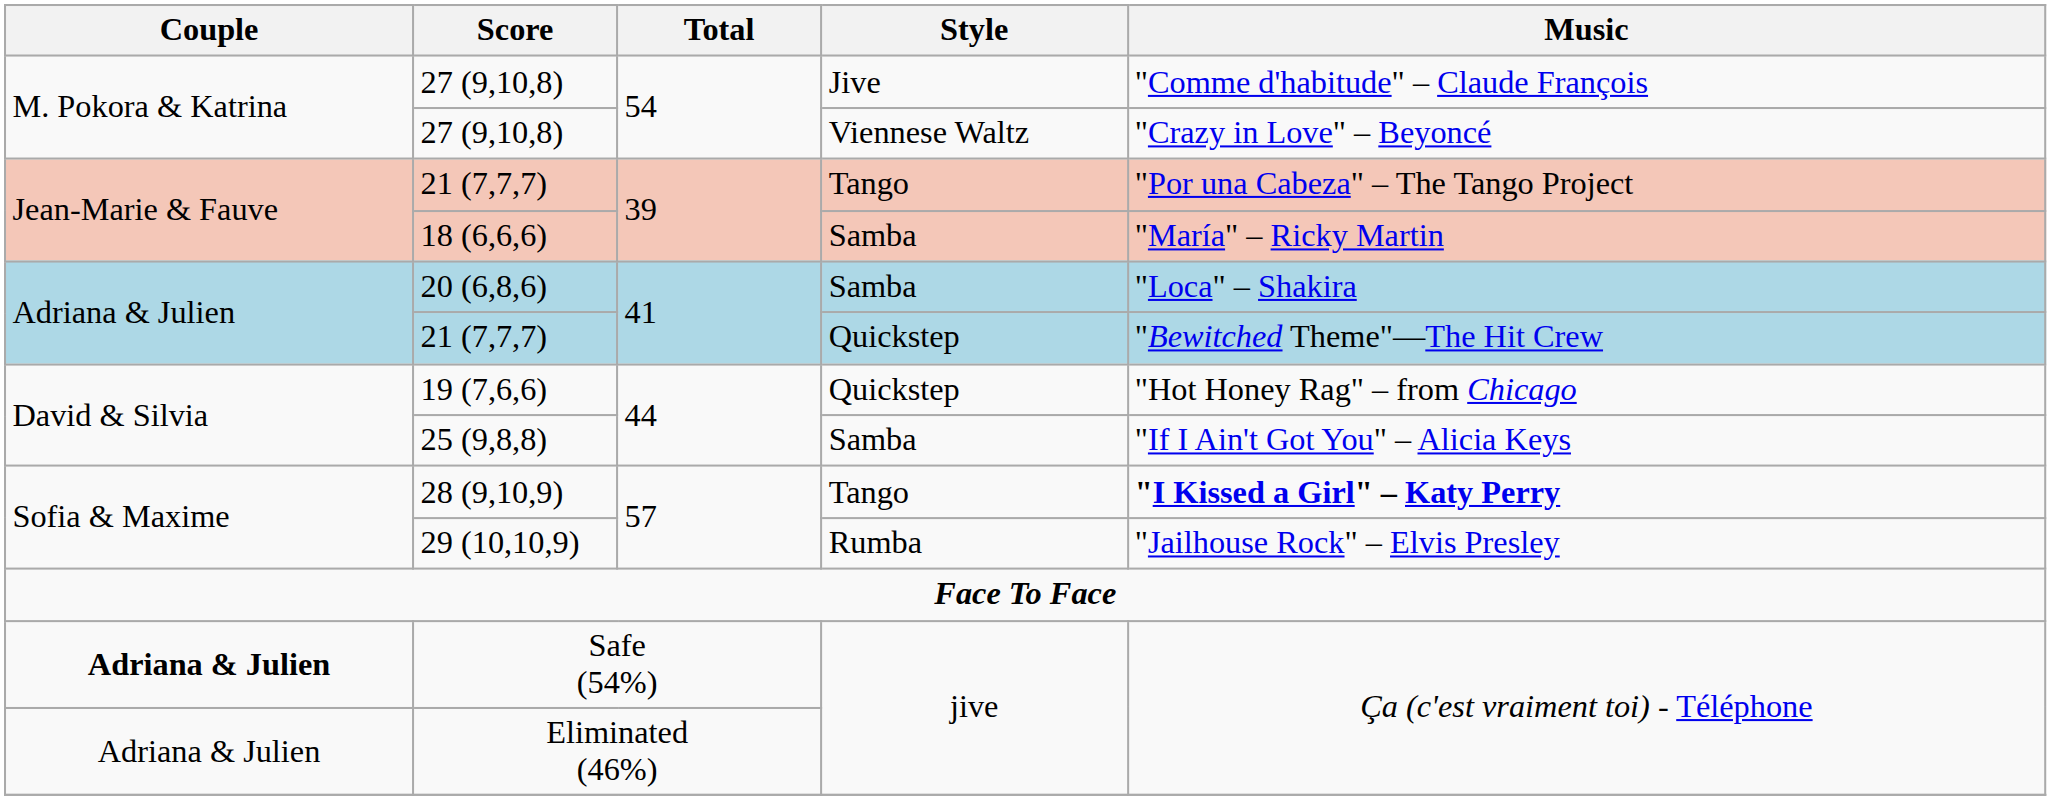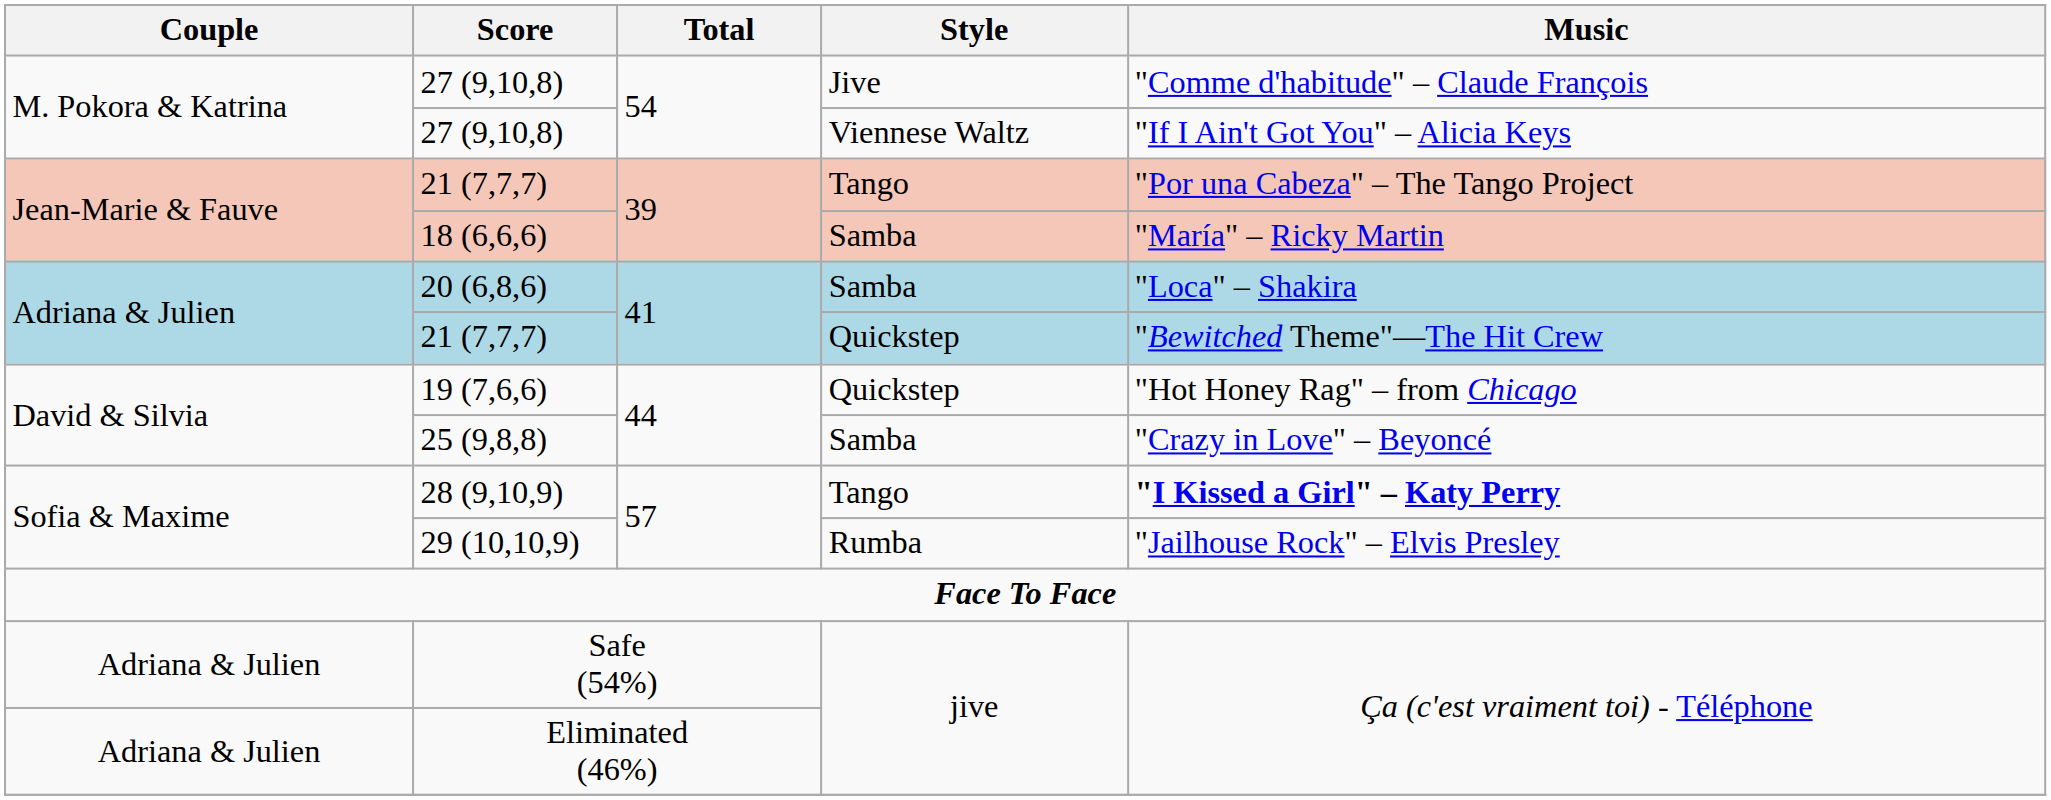(1313, 132) "Crazy in Love" – Beyoncé -> (1353, 132) "If I Ain't Got You" – Alicia Keys
(1353, 440) "If I Ain't Got You" – Alicia Keys -> (1313, 440) "Crazy in Love" – Beyoncé
(209, 663) bold -> (209, 663) normal
